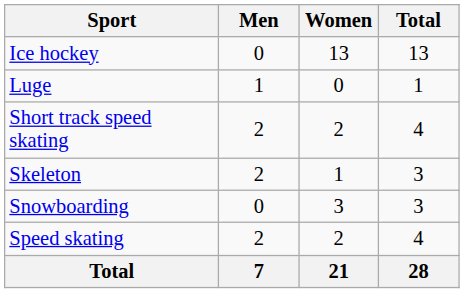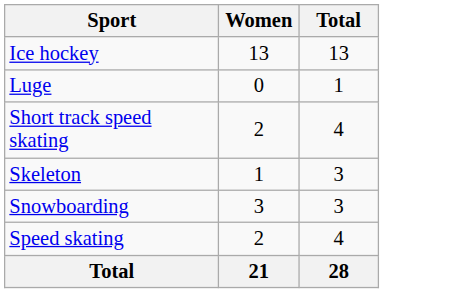- column: (259, 20)
